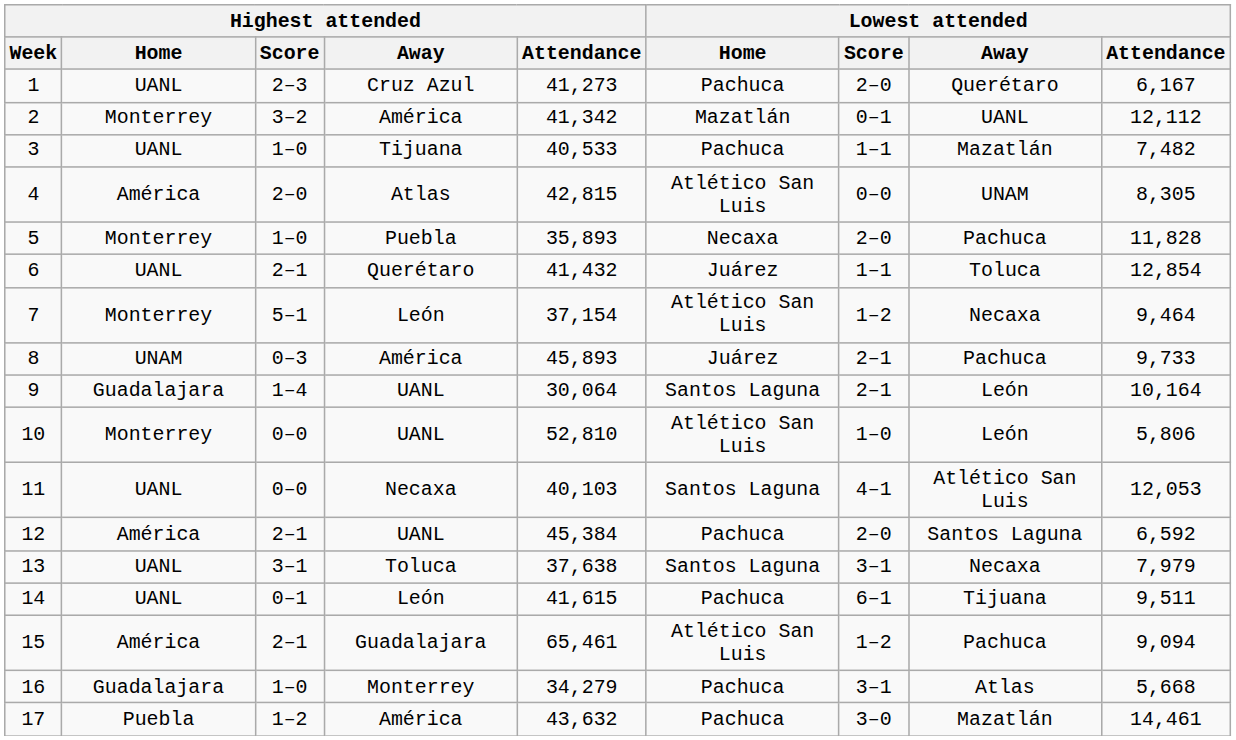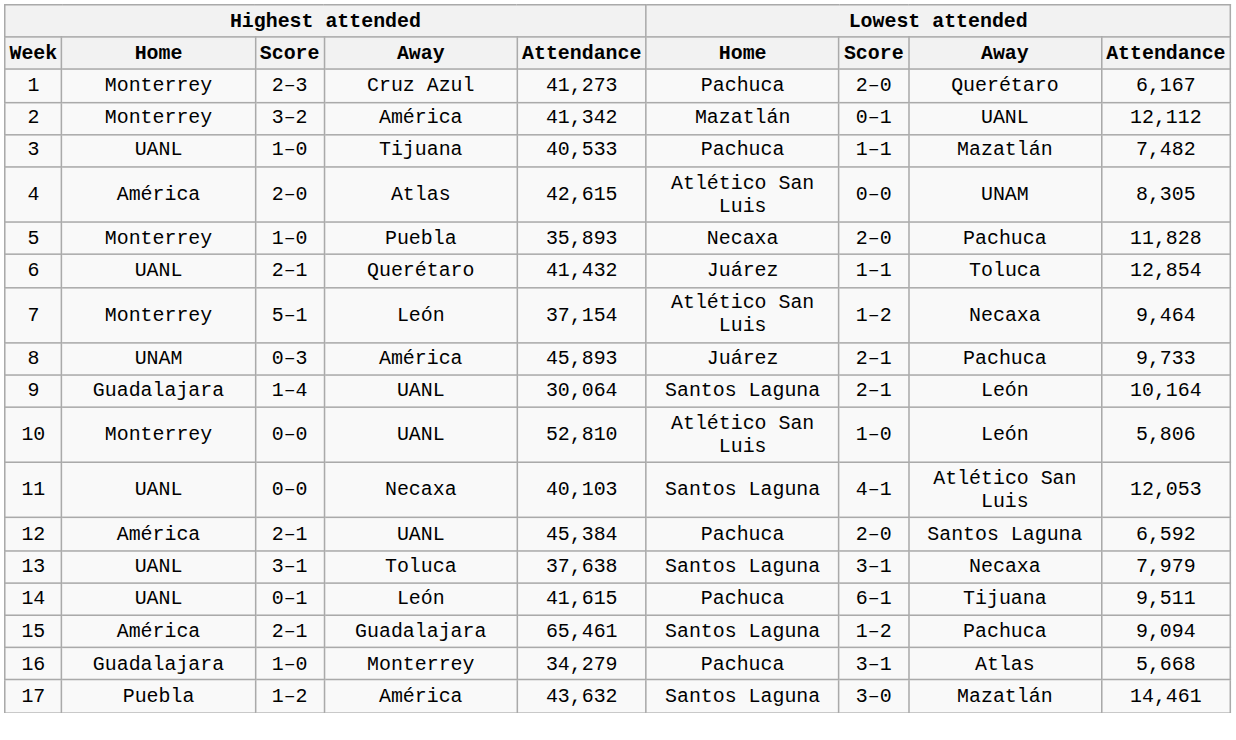(159, 86) UANL -> (159, 86) Monterrey
(582, 195) 42,815 -> (582, 195) 42,615
(743, 643) Atlético San Luis -> (743, 631) Santos Laguna
(743, 719) Pachuca -> (743, 696) Santos Laguna
